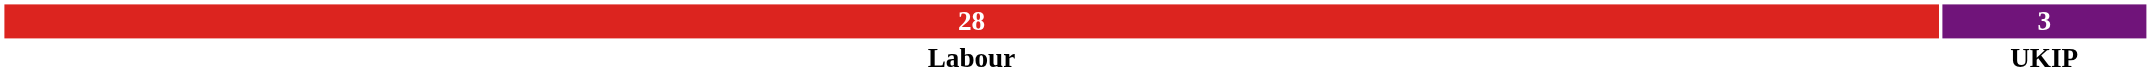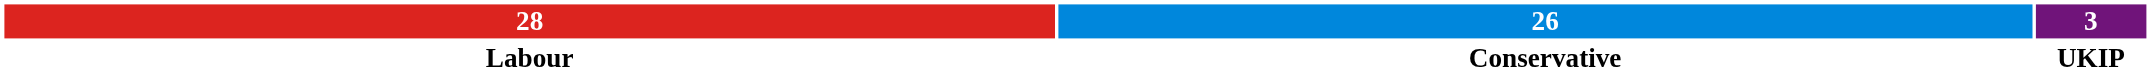+ column: (1545, 21)
